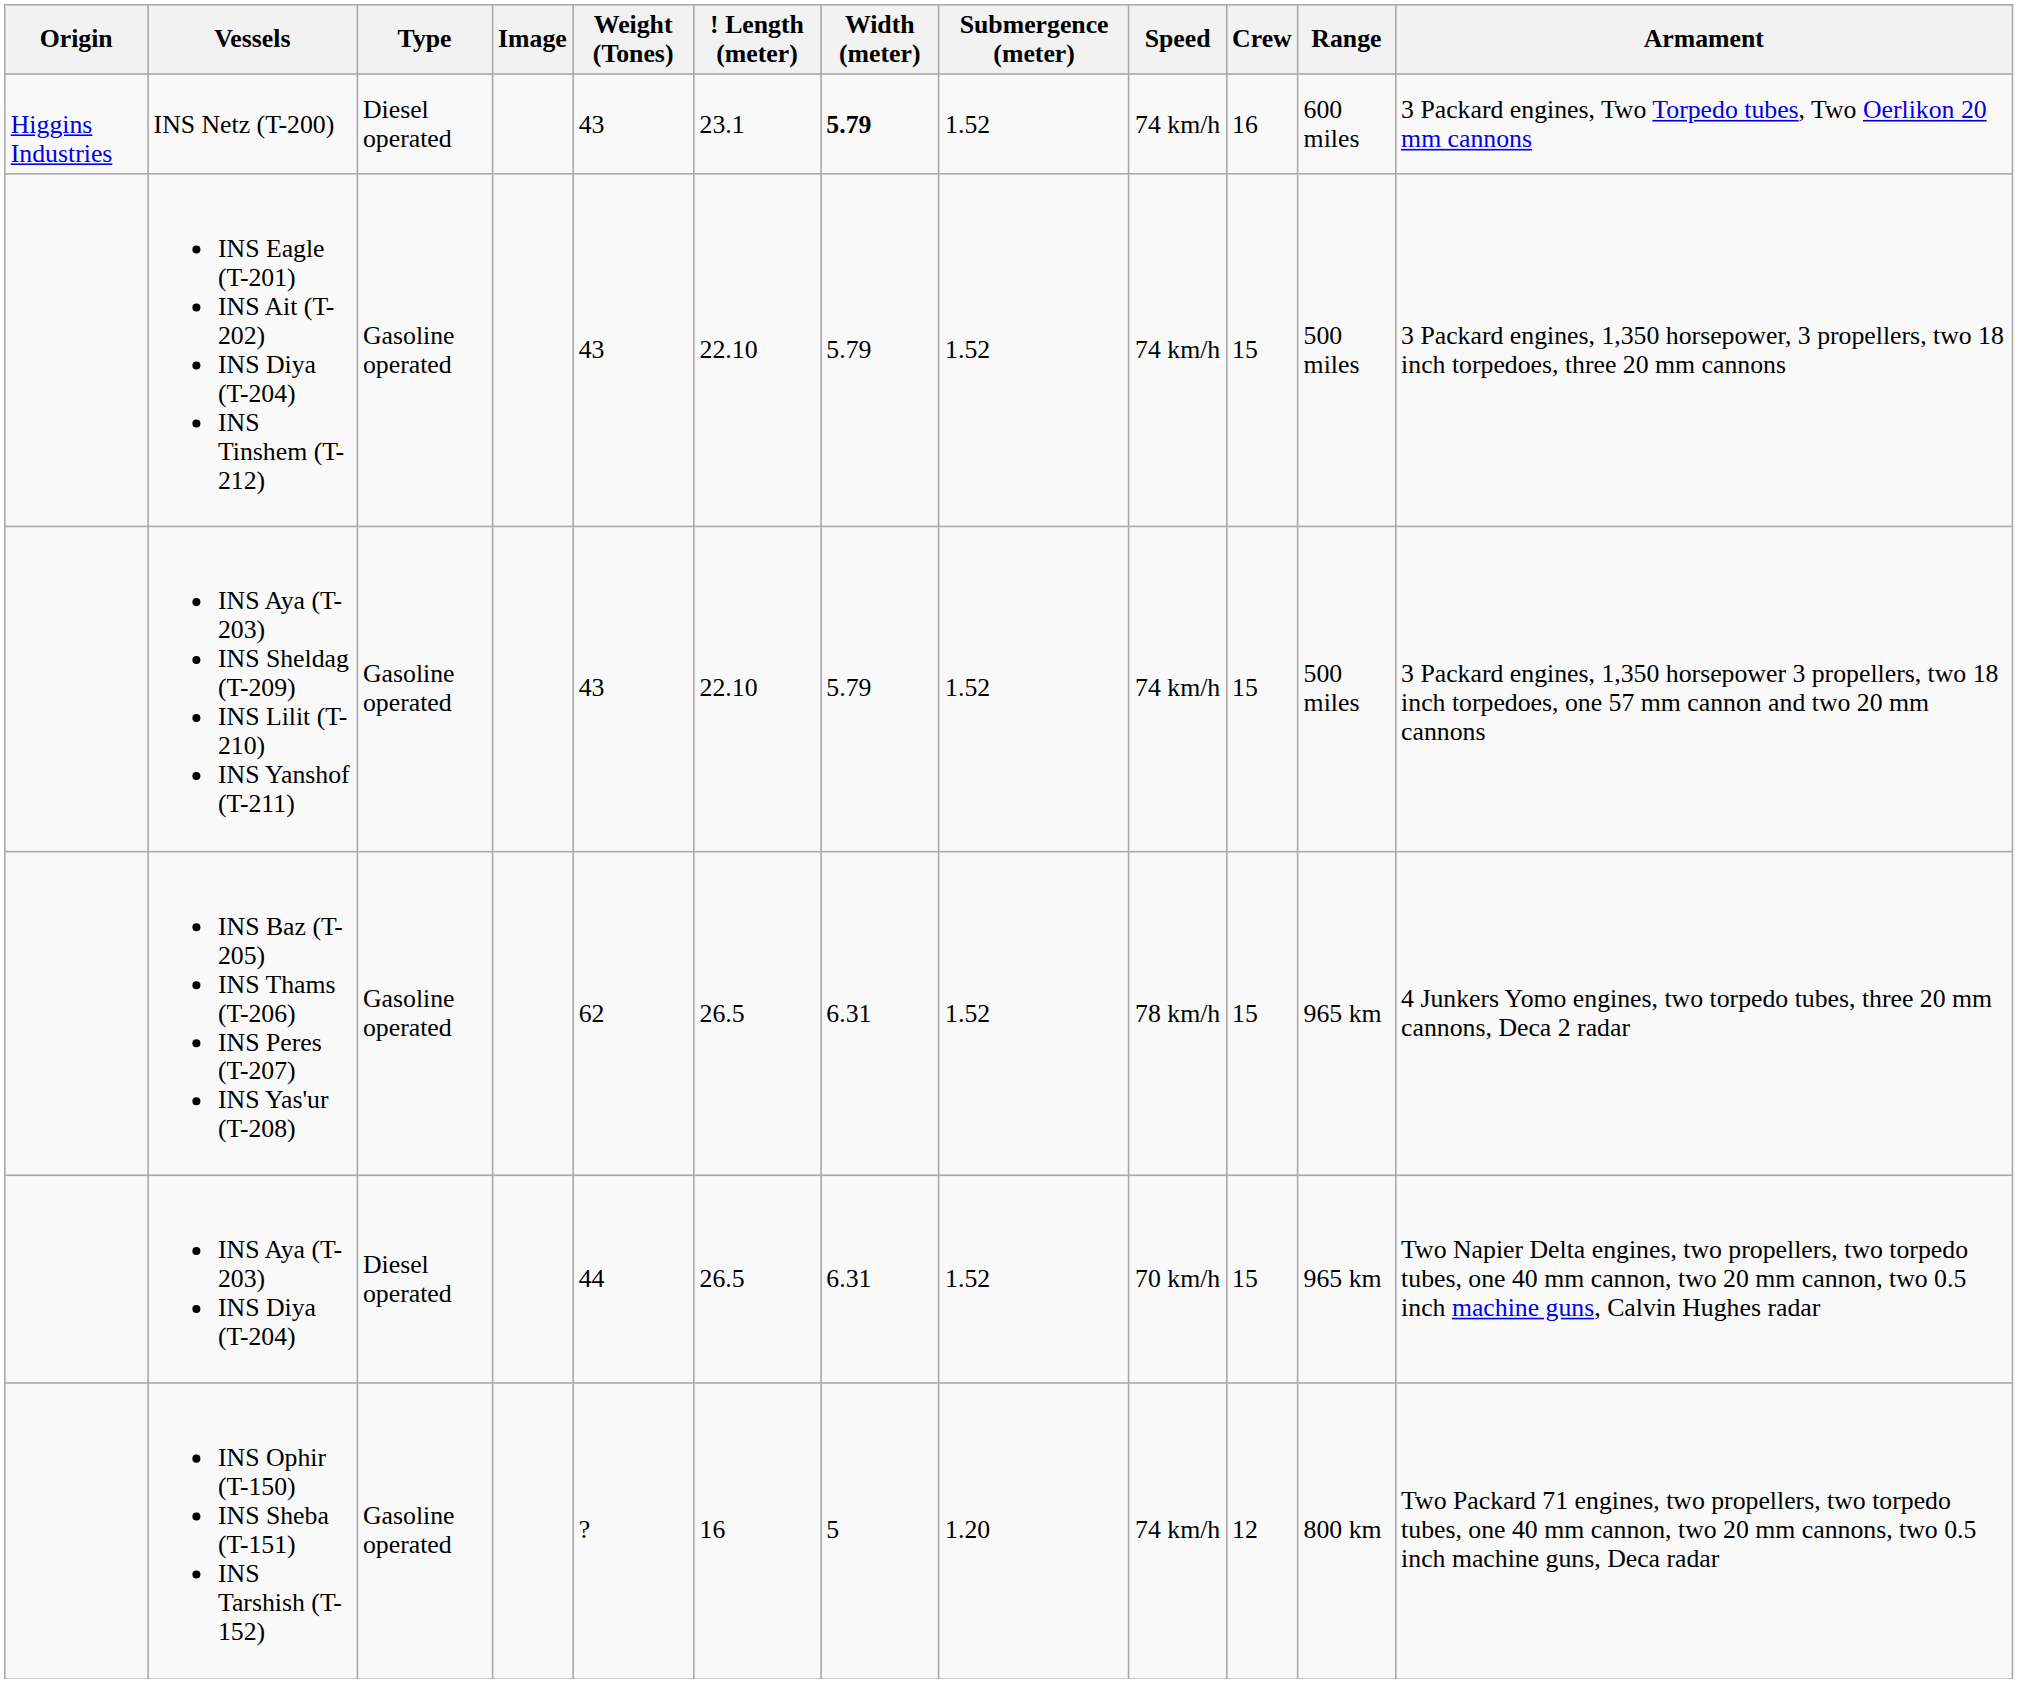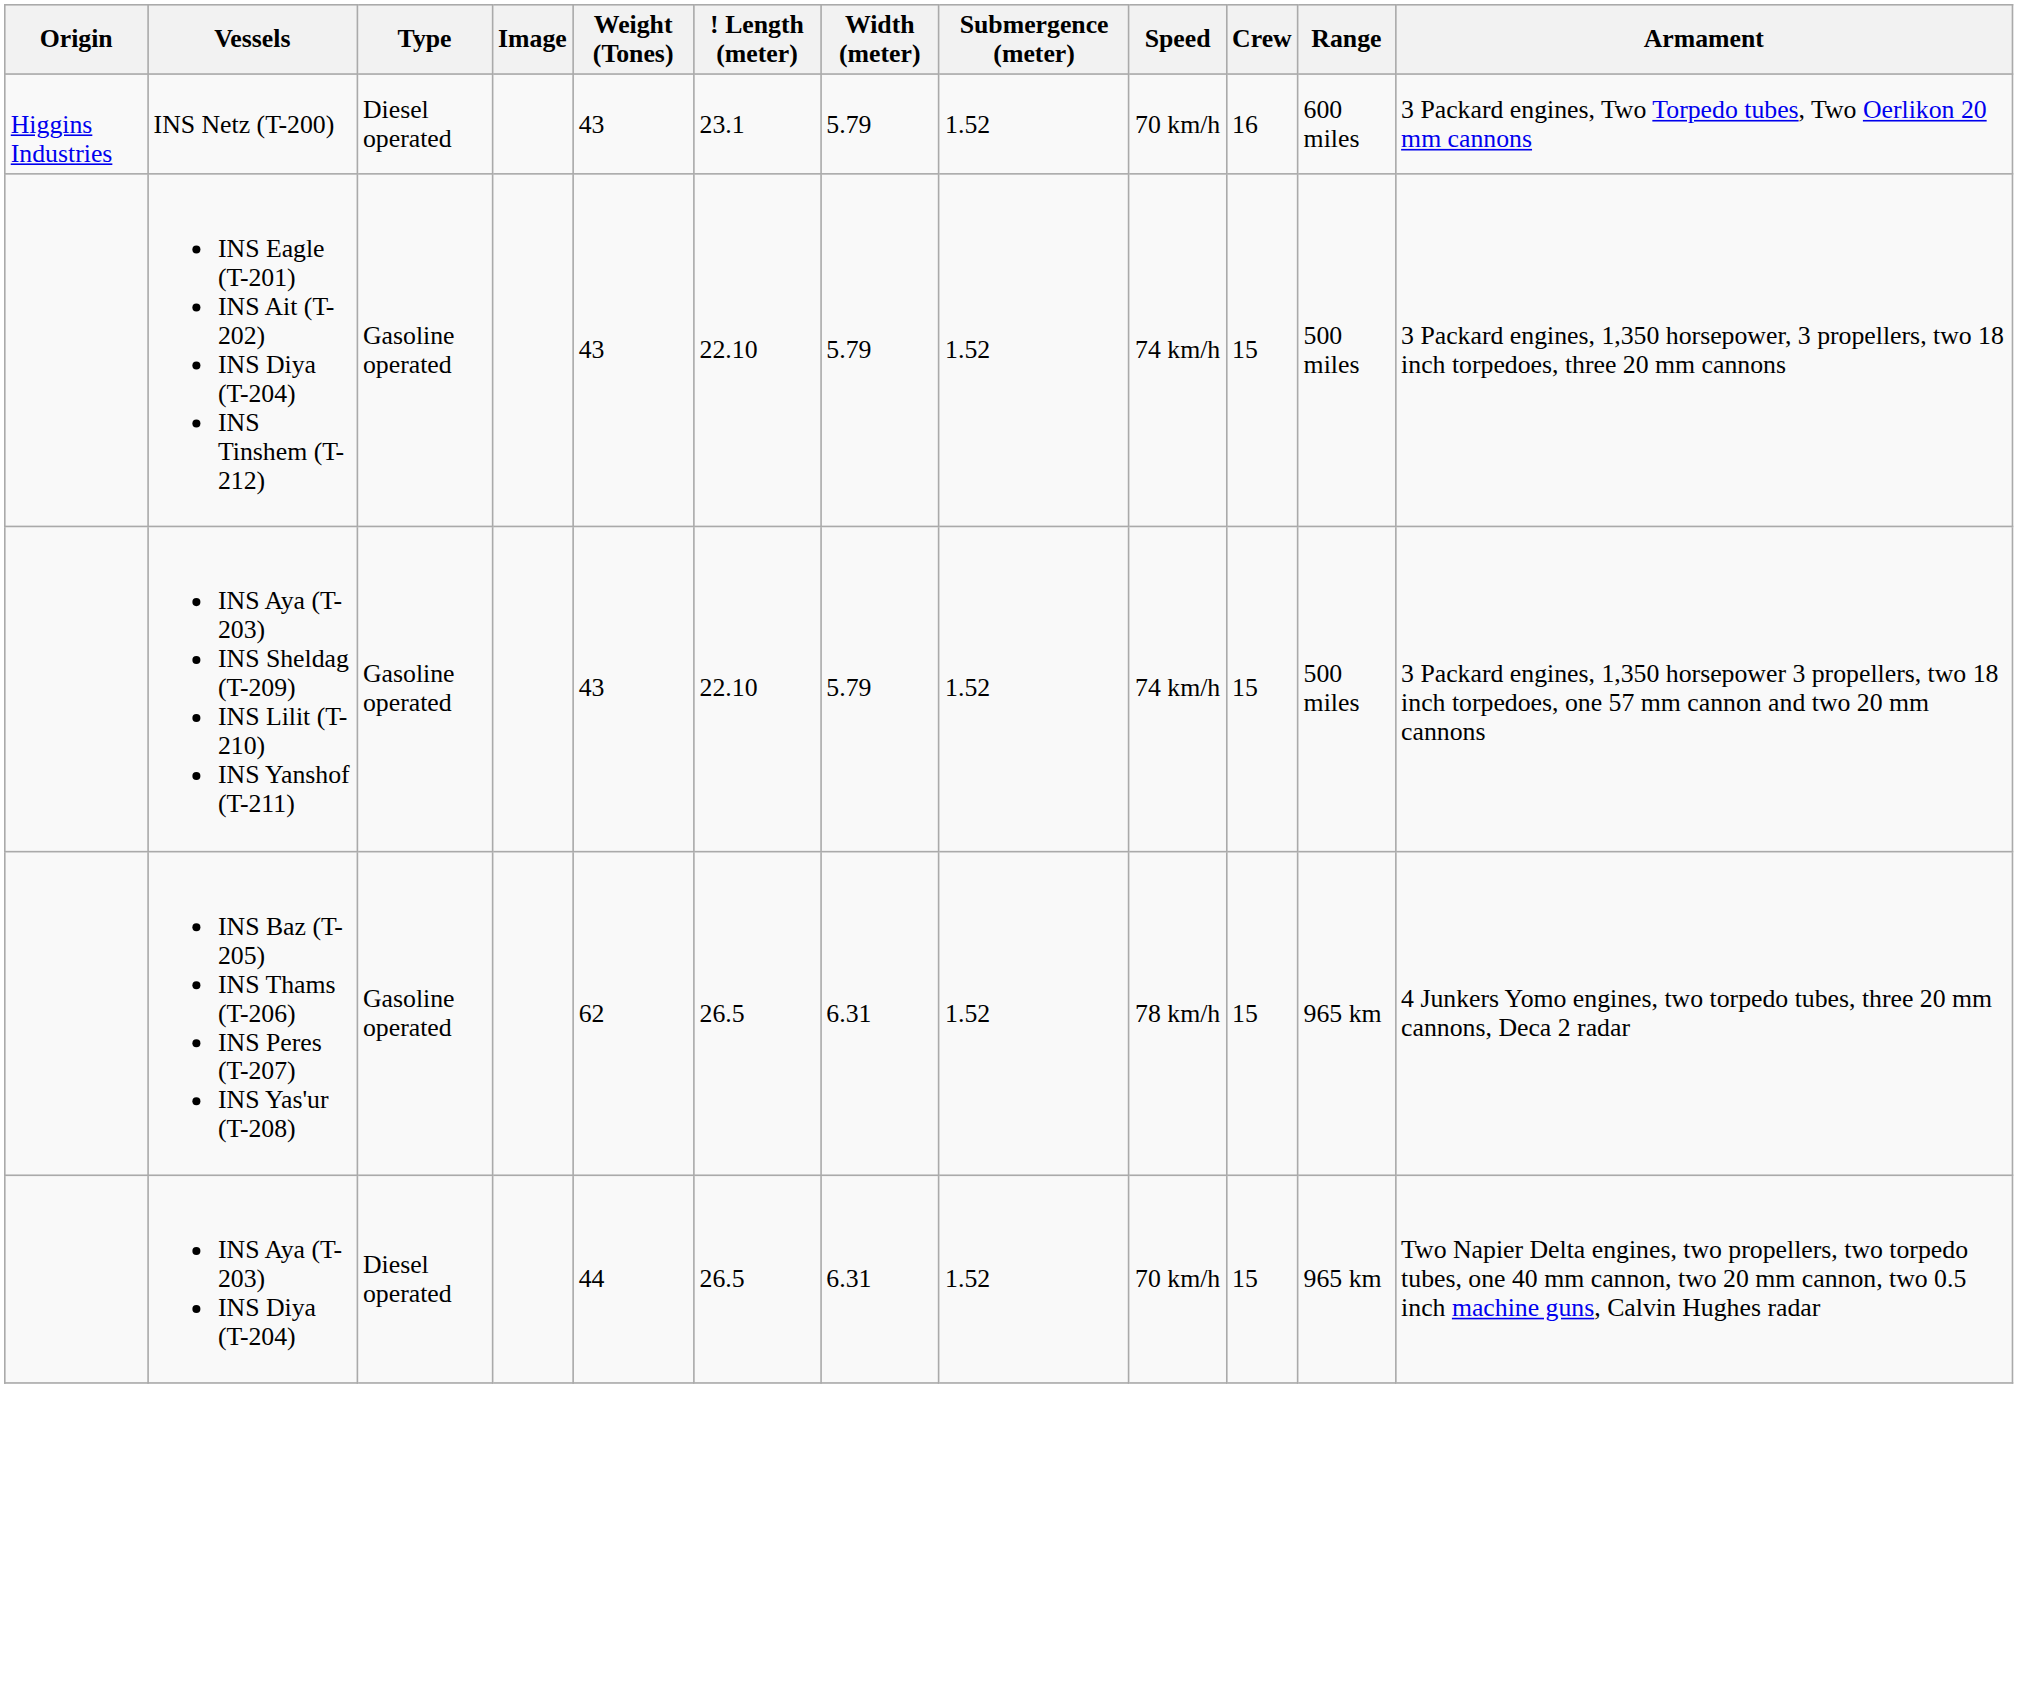(849, 123) bold -> (849, 123) normal
(1178, 123) 74 km/h -> (1178, 123) 70 km/h
- row: (252, 1545)
